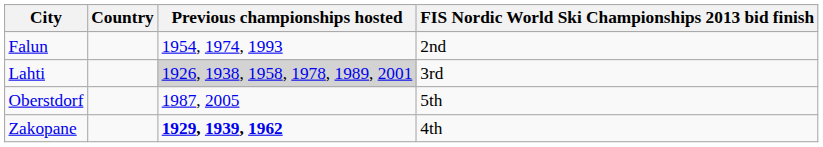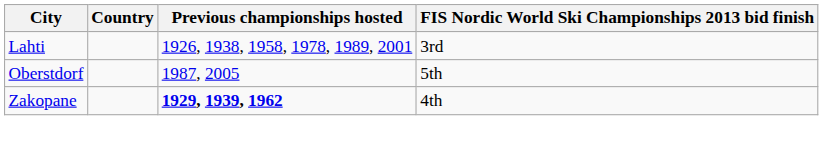- row: (28, 45)
(287, 73) lightgrey background -> (287, 45) no background
